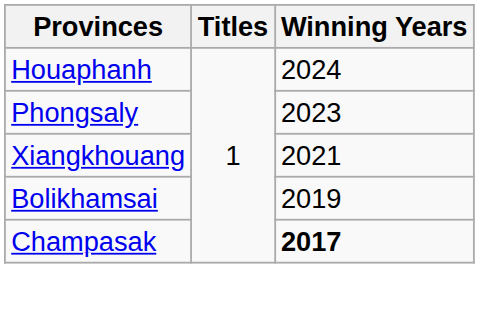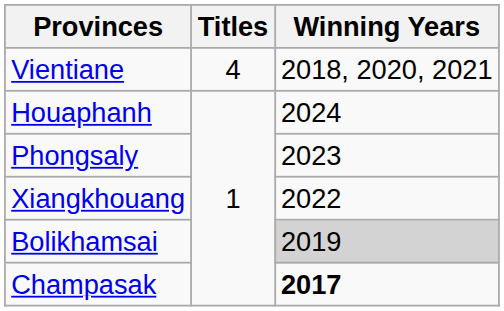+ row: (68, 70)
(311, 156) 2021 -> (311, 199) 2022
(311, 199) no background -> (311, 242) lightgrey background
